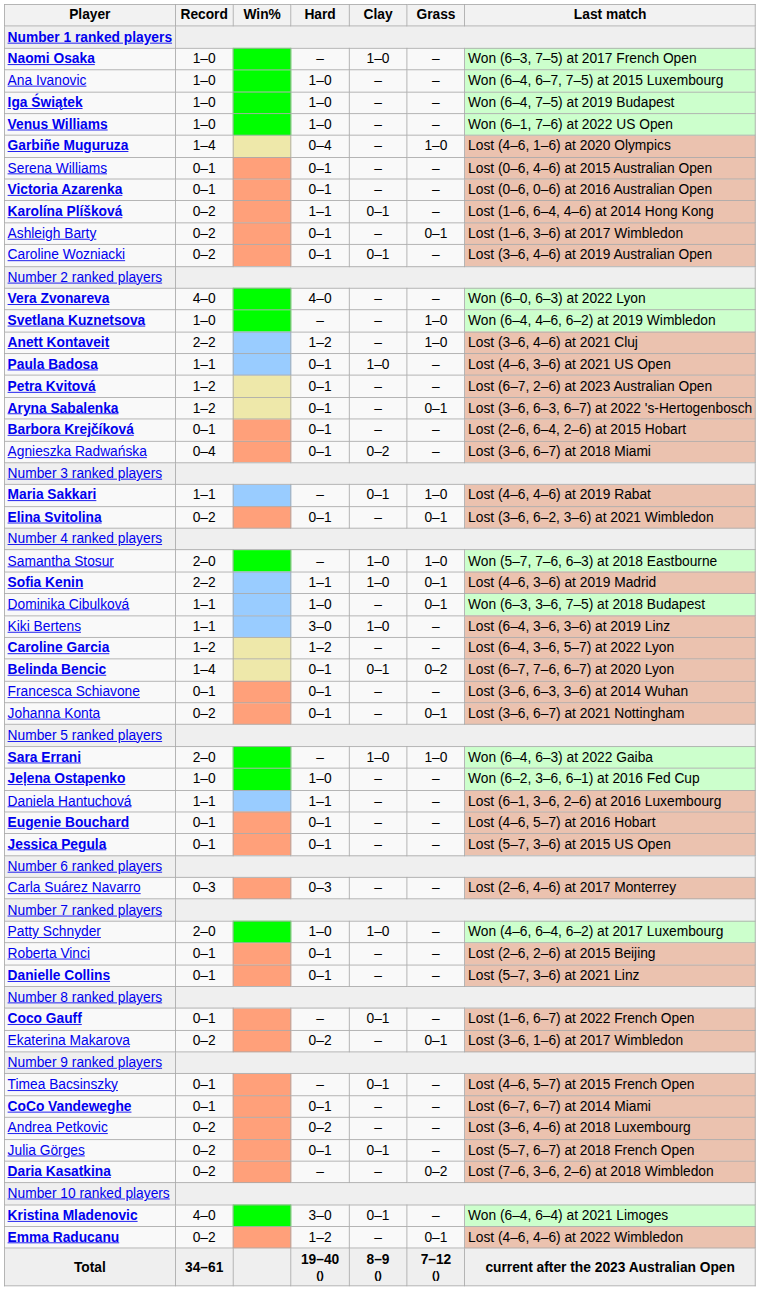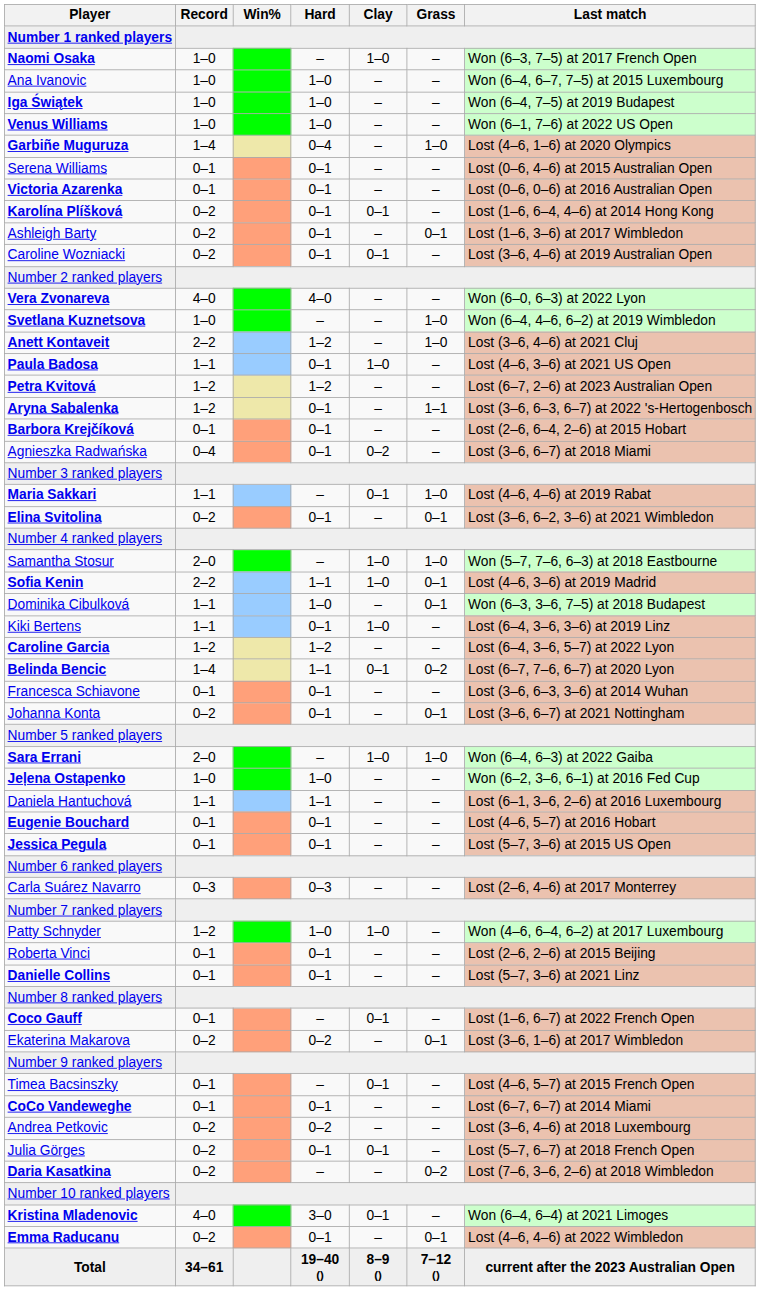(320, 211) 1–1 -> (320, 211) 0–1
(320, 386) 0–1 -> (320, 386) 1–2
(436, 408) 0–1 -> (436, 408) 1–1
(320, 626) 3–0 -> (320, 626) 0–1
(320, 670) 0–1 -> (320, 670) 1–1
(204, 931) 2–0 -> (204, 931) 1–2
(320, 1237) 1–2 -> (320, 1237) 0–1
